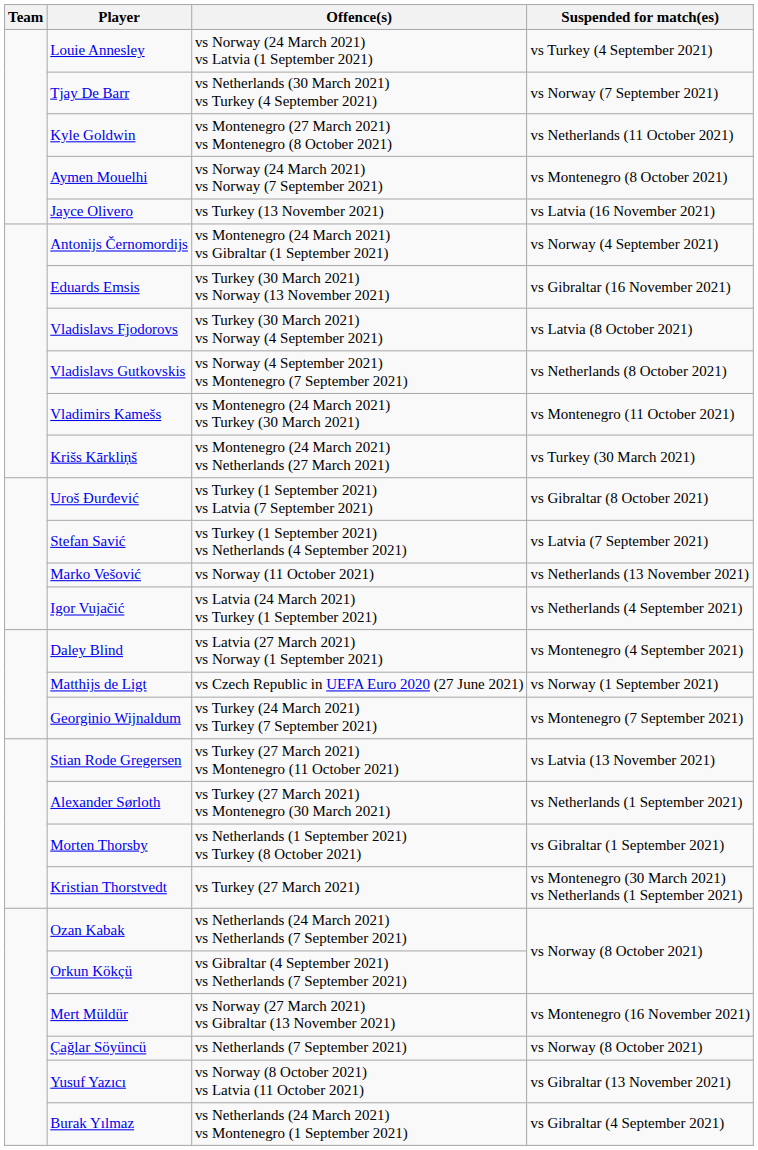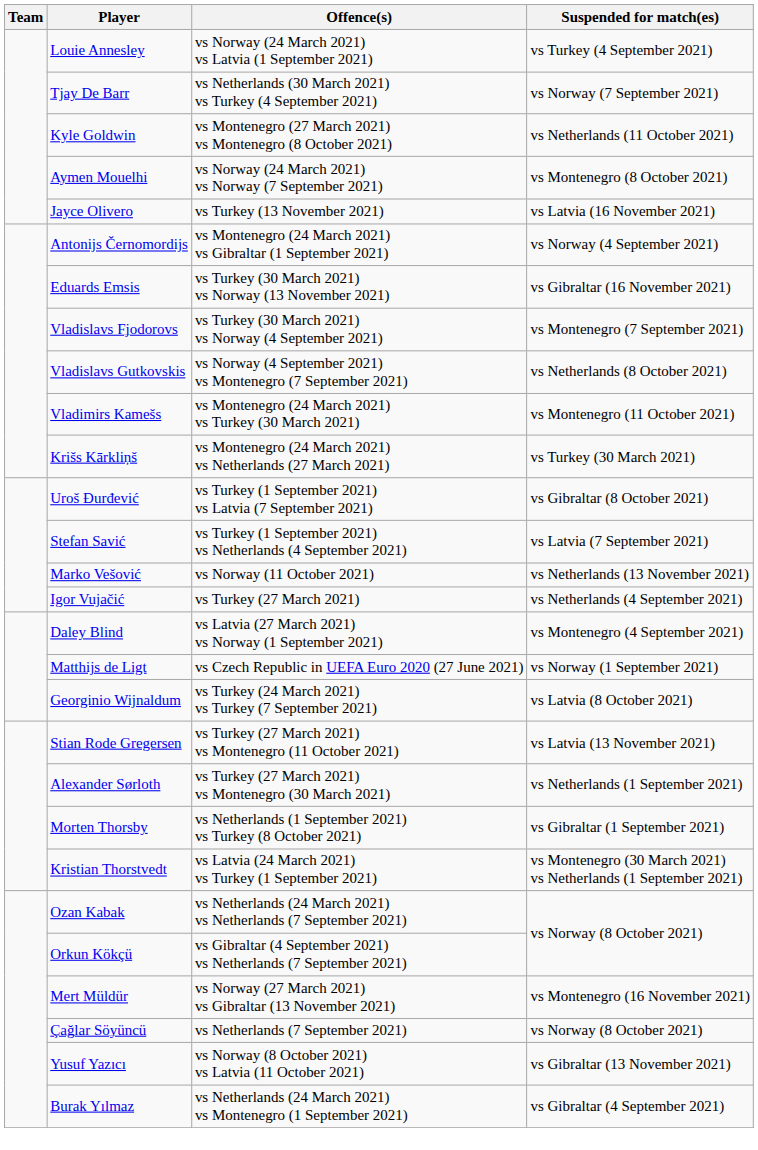(611, 329) vs Latvia (8 October 2021) -> (637, 329) vs Montenegro (7 September 2021)
(286, 608) vs Latvia (24 March 2021) vs Turkey (1 September 2021) -> (277, 599) vs Turkey (27 March 2021)
(637, 718) vs Montenegro (7 September 2021) -> (611, 700) vs Latvia (8 October 2021)
(277, 887) vs Turkey (27 March 2021) -> (286, 870) vs Latvia (24 March 2021) vs Turkey (1 September 2021)
